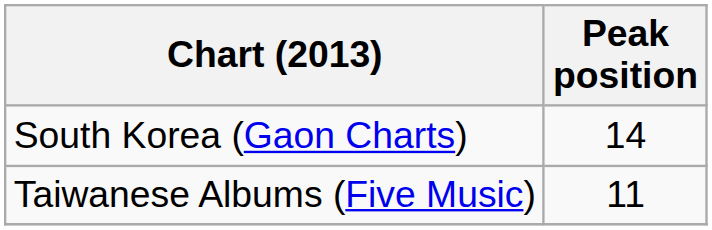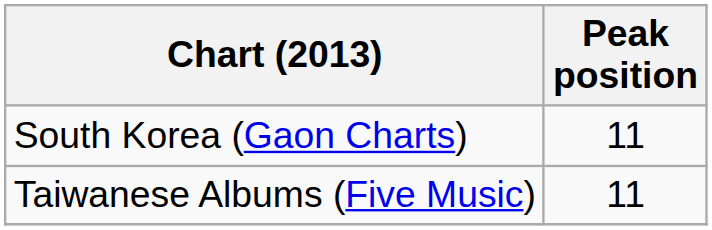(626, 135) 14 -> (626, 135) 11
